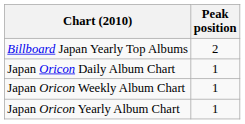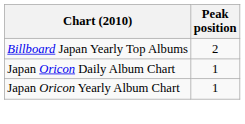- row: (96, 88)
